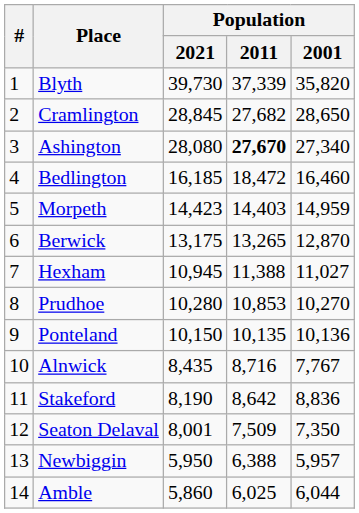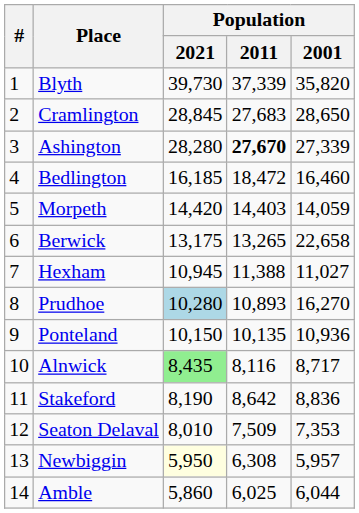(259, 114) 27,682 -> (259, 114) 27,683
(195, 146) 28,080 -> (195, 146) 28,280
(323, 146) 27,340 -> (323, 146) 27,339
(195, 209) 14,423 -> (195, 209) 14,420
(323, 209) 14,959 -> (323, 209) 14,059
(323, 240) 12,870 -> (323, 240) 22,658
(195, 303) no background -> (195, 303) lightblue background
(259, 303) 10,853 -> (259, 303) 10,893
(323, 303) 10,270 -> (323, 303) 16,270
(323, 334) 10,136 -> (323, 334) 10,936
(190, 366) no background -> (190, 366) lightgreen background
(254, 366) 8,716 -> (254, 366) 8,116
(318, 366) 7,767 -> (318, 366) 8,717
(190, 429) 8,001 -> (190, 429) 8,010
(318, 429) 7,350 -> (318, 429) 7,353
(190, 460) no background -> (190, 460) lightyellow background
(254, 460) 6,388 -> (254, 460) 6,308
